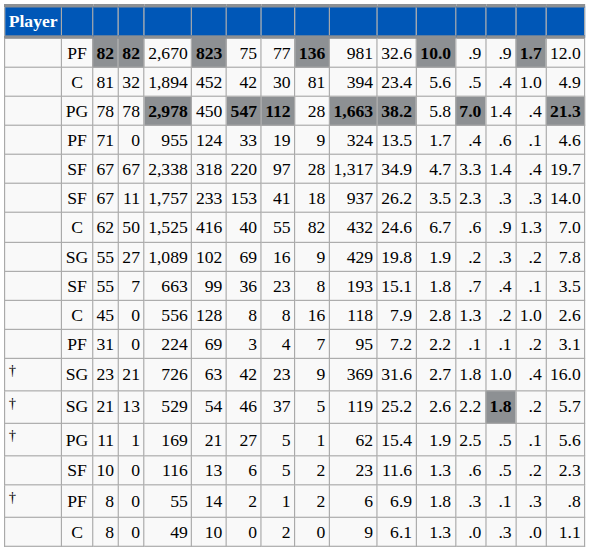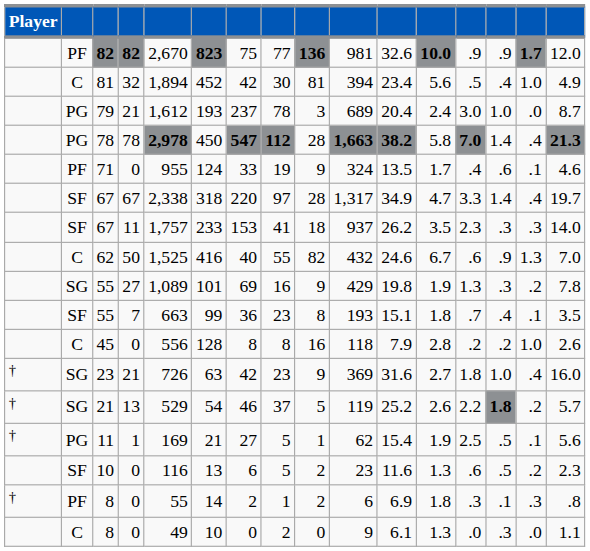+ row: (105, 111)
(209, 256) 102 -> (209, 285) 101
(475, 256) .2 -> (470, 285) 1.3
(470, 314) 1.3 -> (475, 343) .2
- row: (105, 343)
